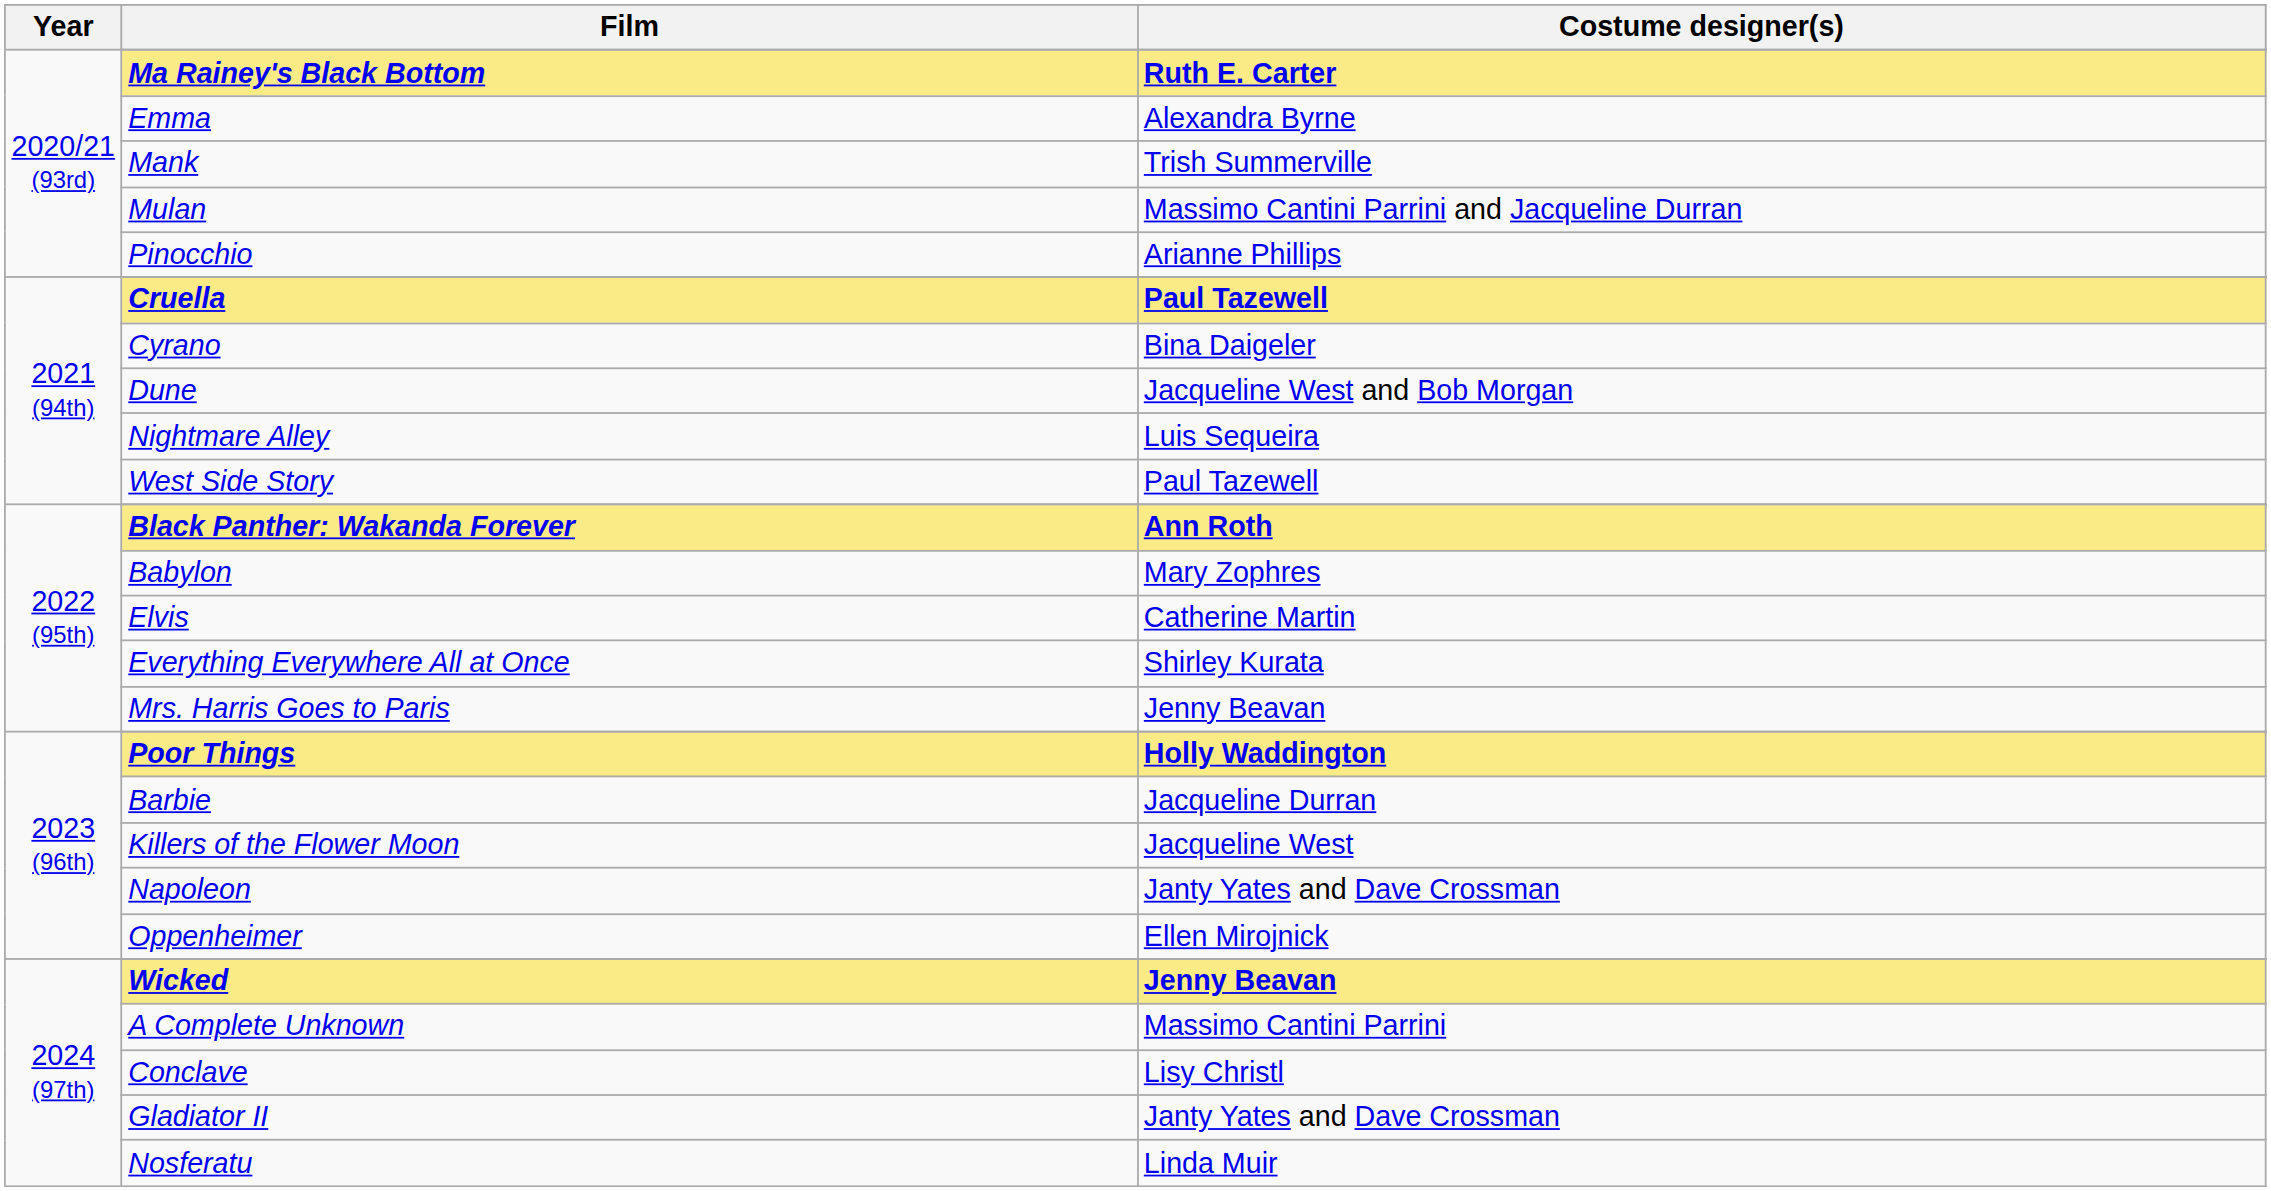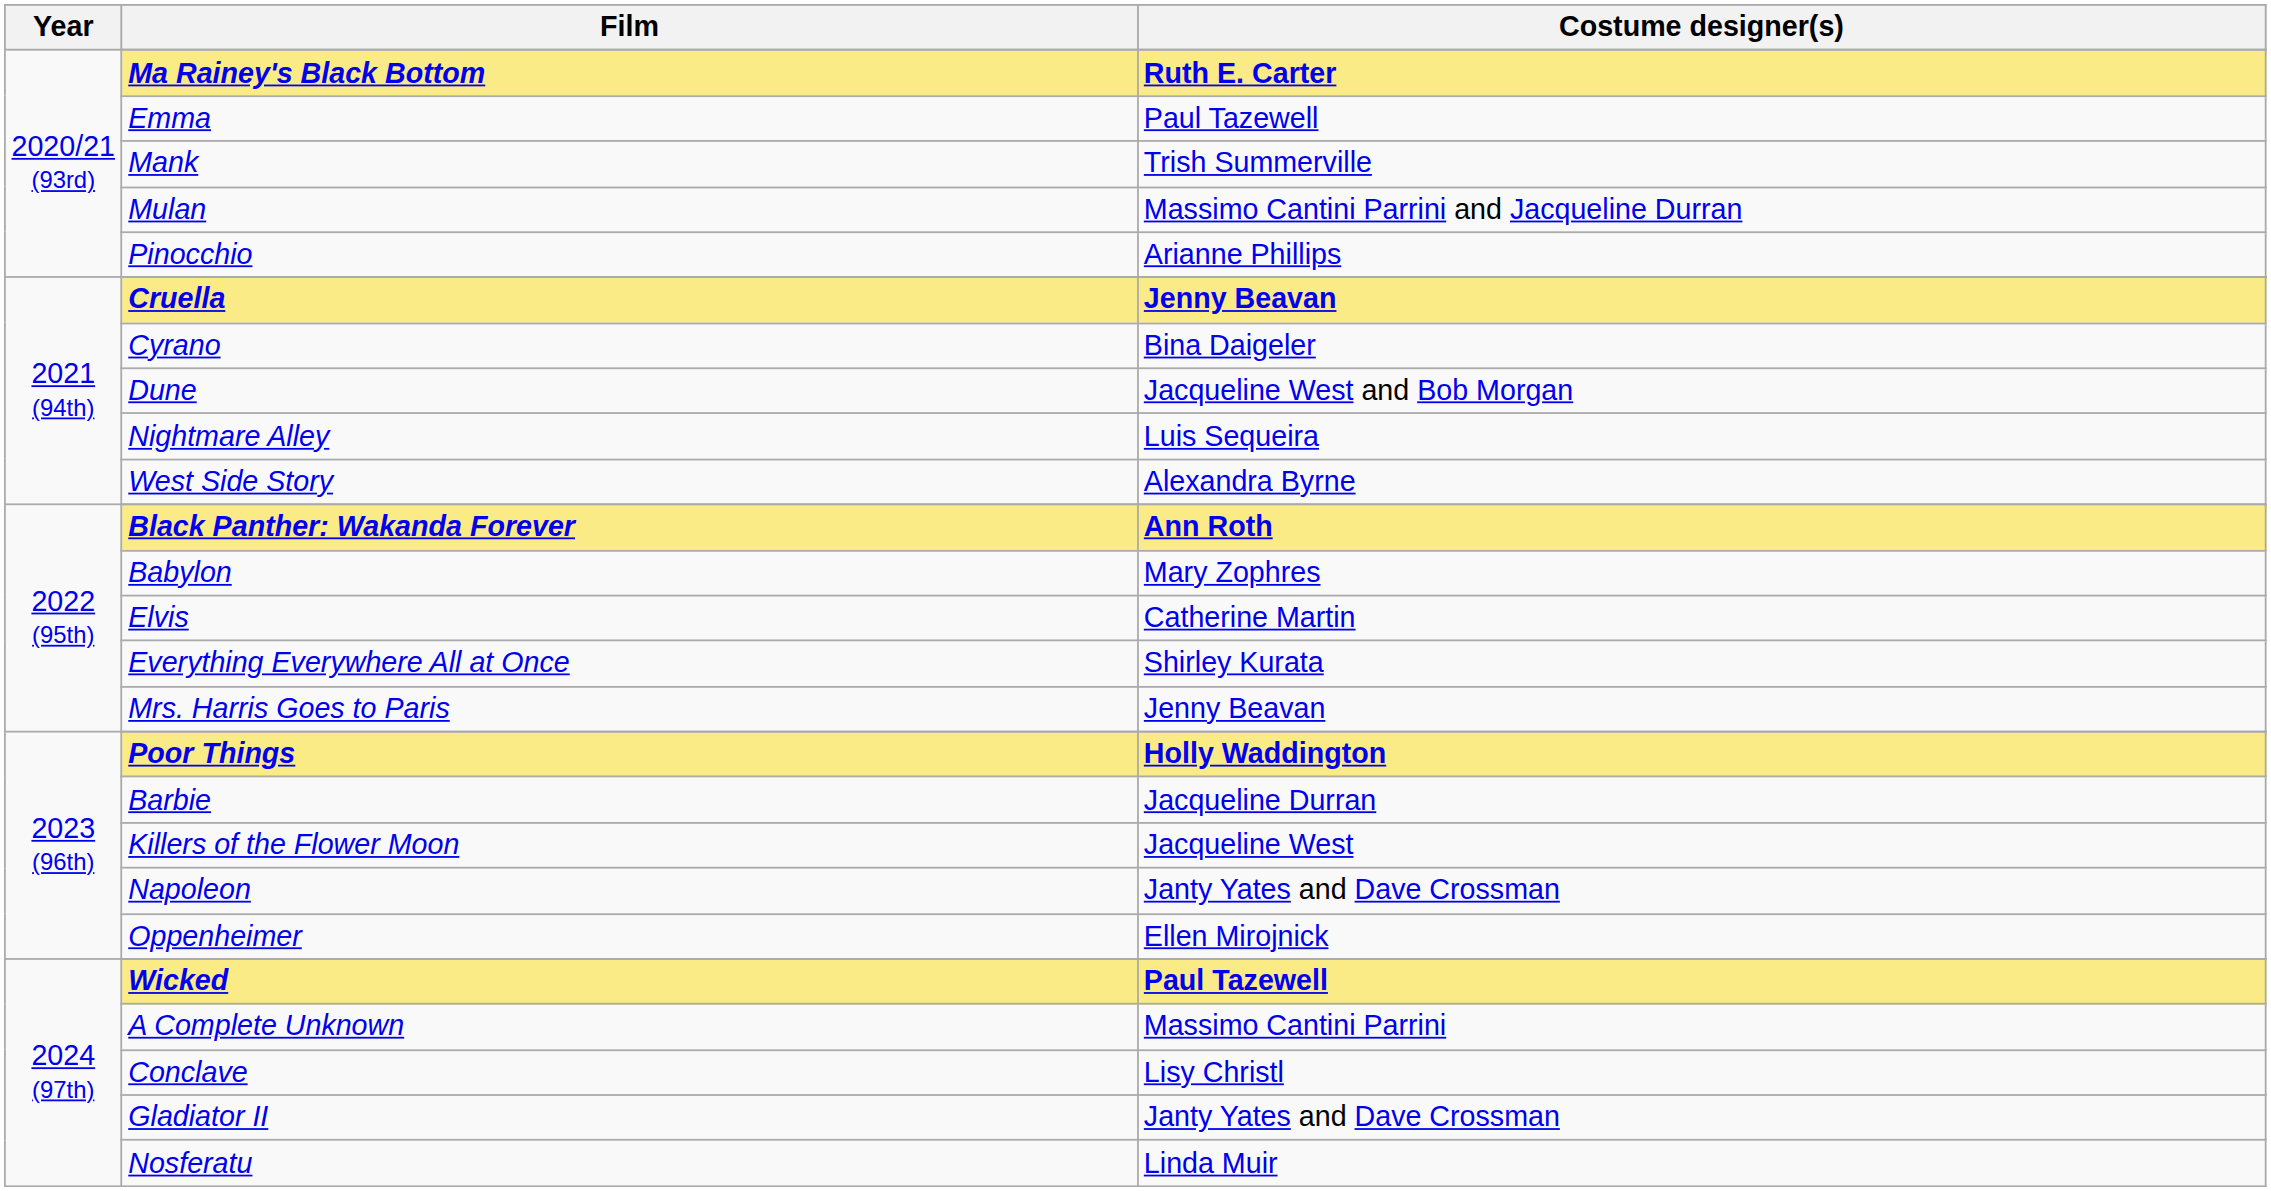(1250, 118) Alexandra Byrne -> (1231, 118) Paul Tazewell
(1236, 299) Paul Tazewell -> (1240, 299) Jenny Beavan
(1231, 481) Paul Tazewell -> (1250, 481) Alexandra Byrne
(1240, 981) Jenny Beavan -> (1236, 981) Paul Tazewell
